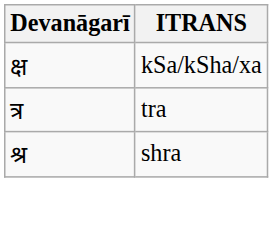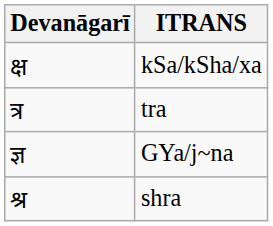+ row: (18, 155)
